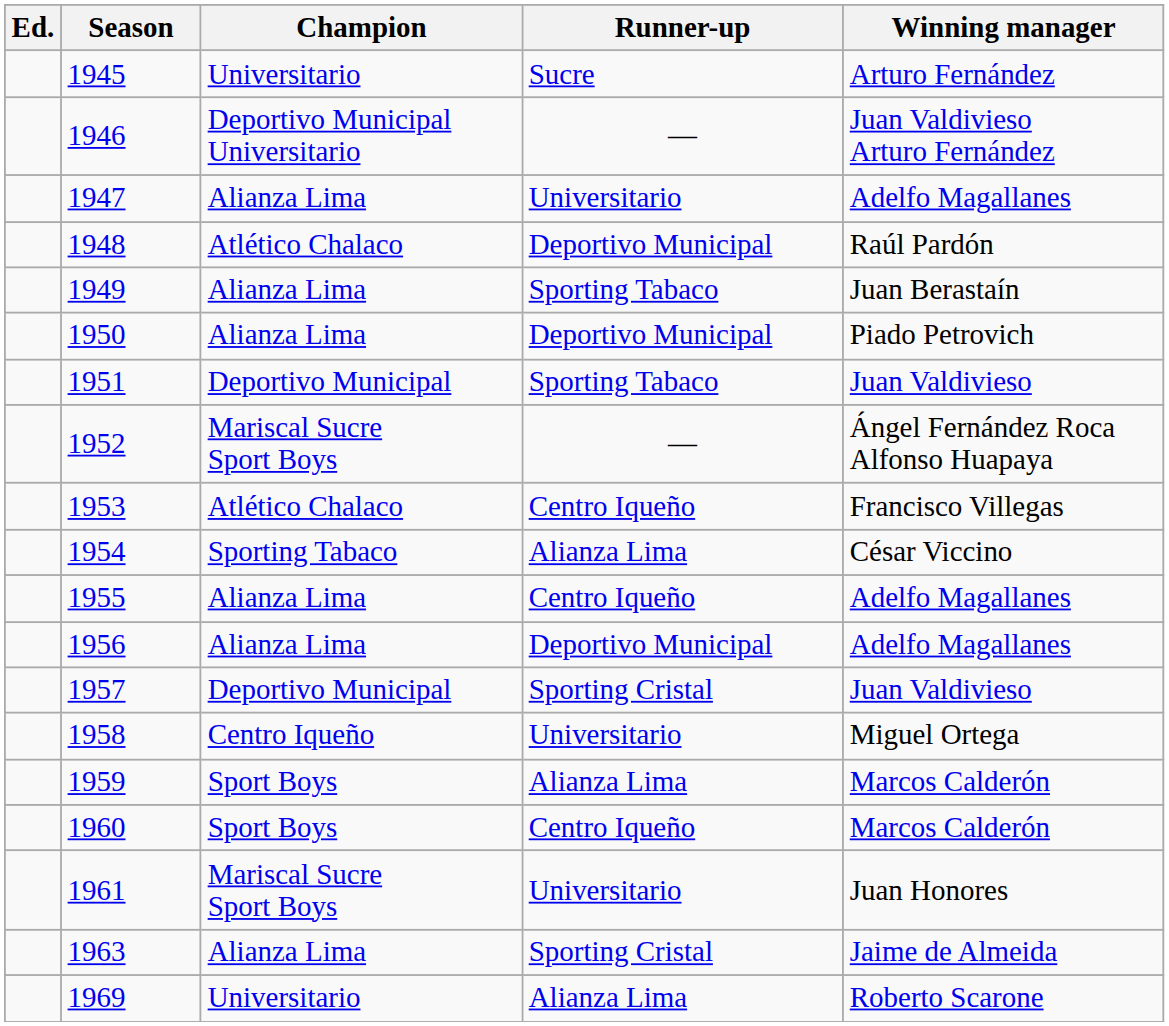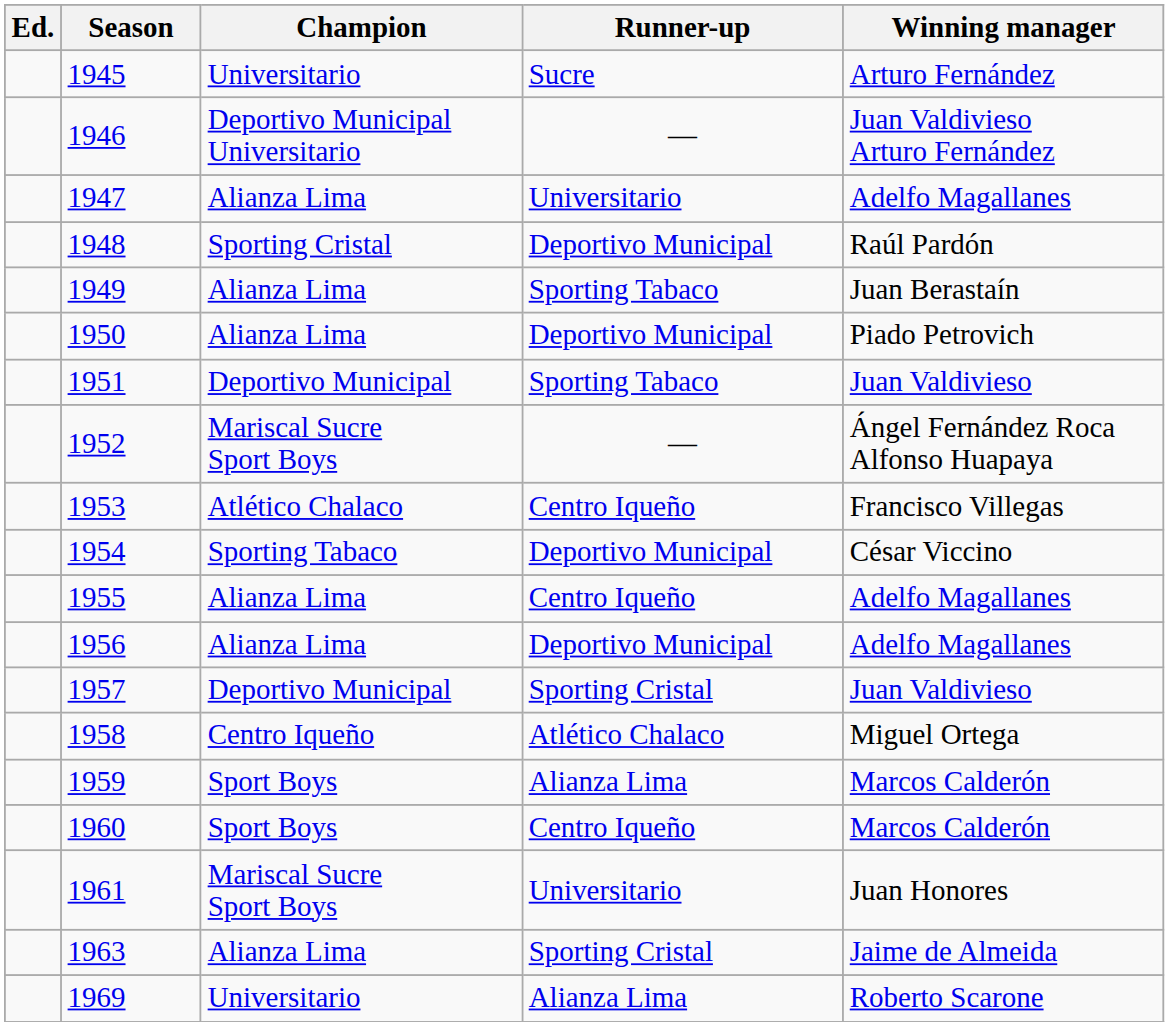(305, 243) Atlético Chalaco -> (300, 243) Sporting Cristal
(608, 551) Alianza Lima -> (651, 551) Deportivo Municipal
(605, 735) Universitario -> (626, 735) Atlético Chalaco
